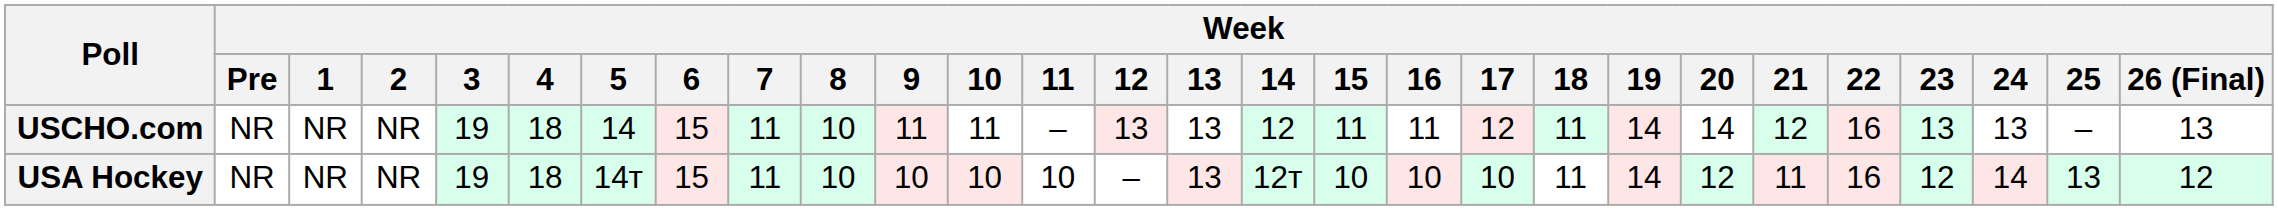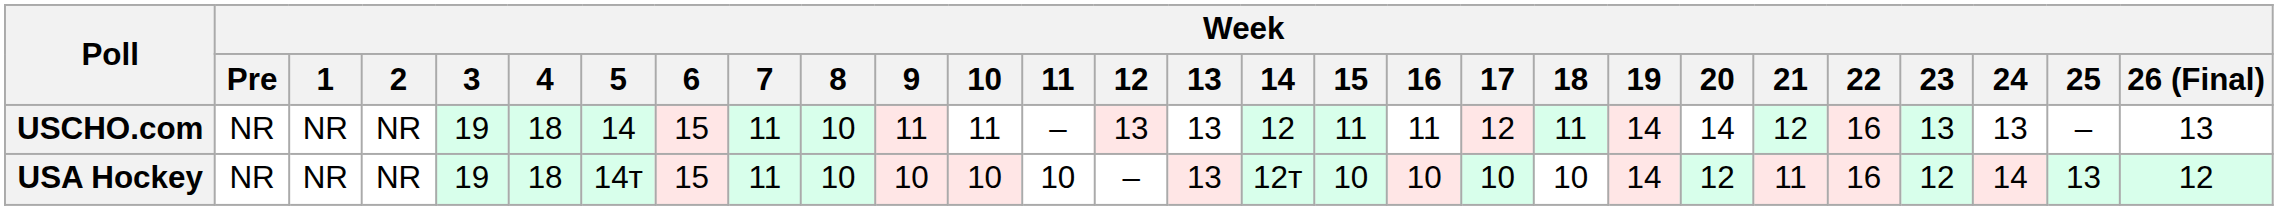(1571, 178) 11 -> (1571, 178) 10
